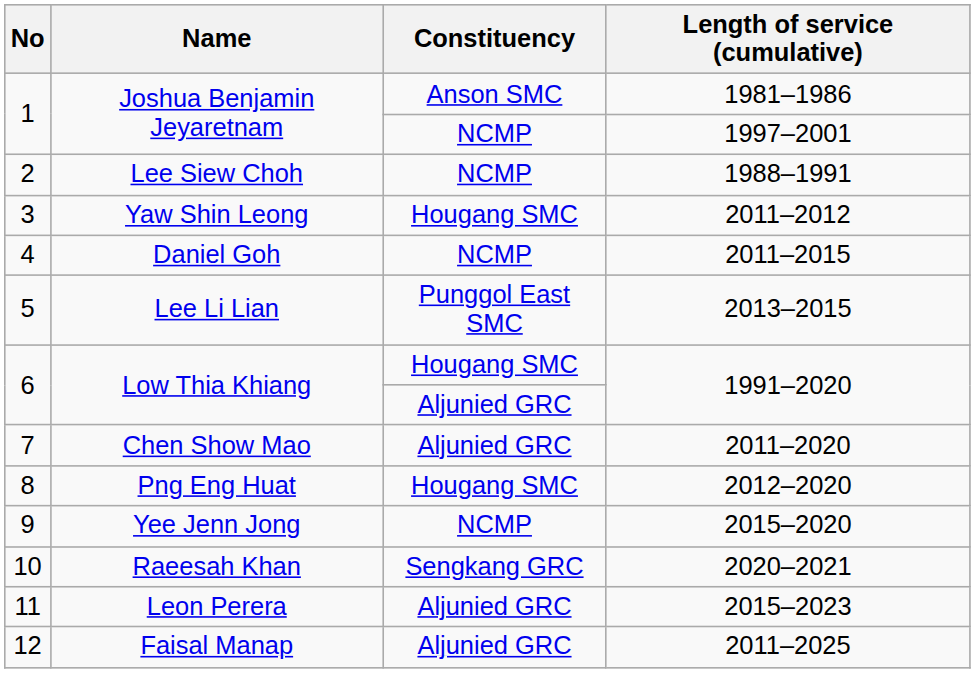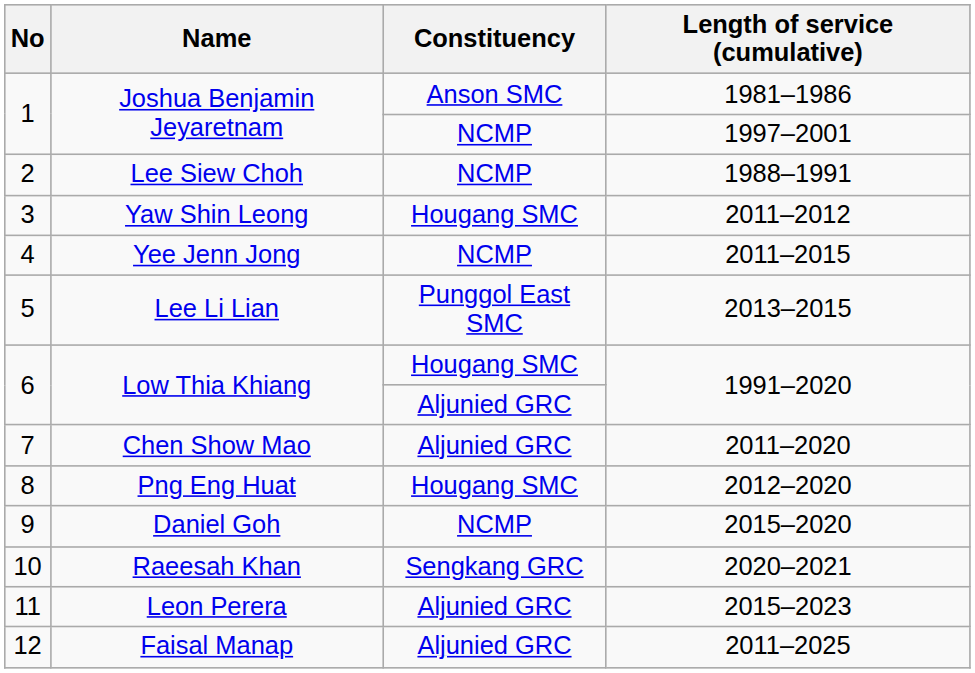(217, 255) Daniel Goh -> (217, 255) Yee Jenn Jong
(217, 525) Yee Jenn Jong -> (217, 525) Daniel Goh
